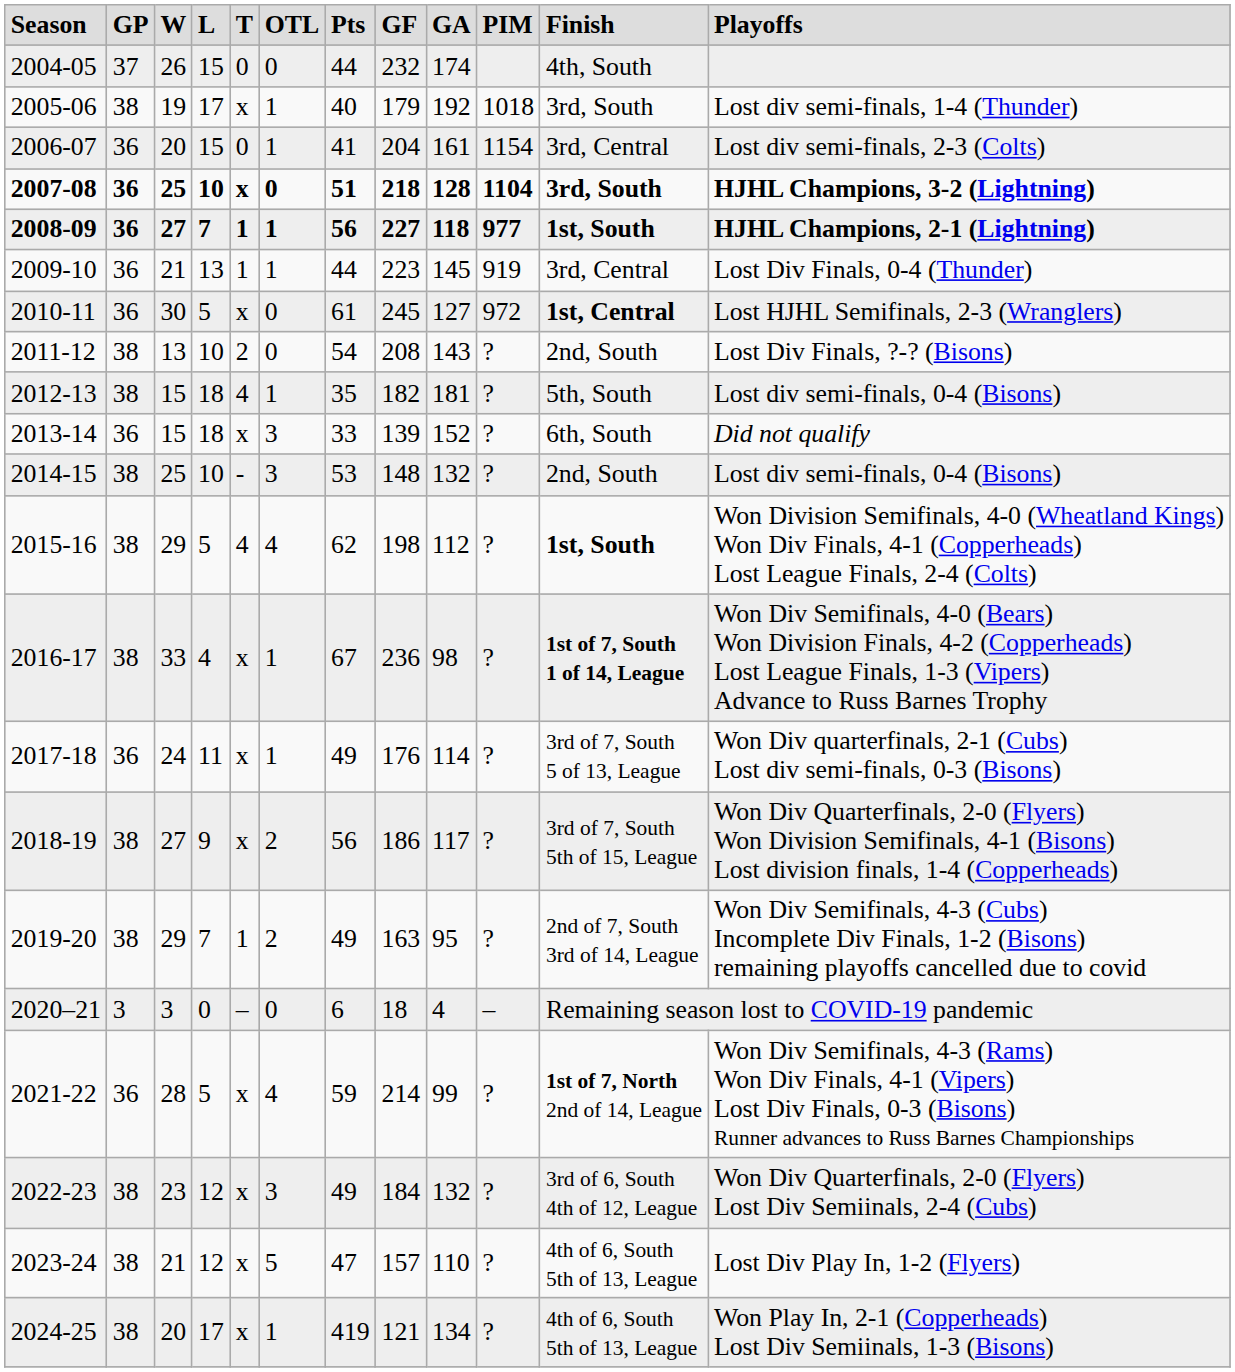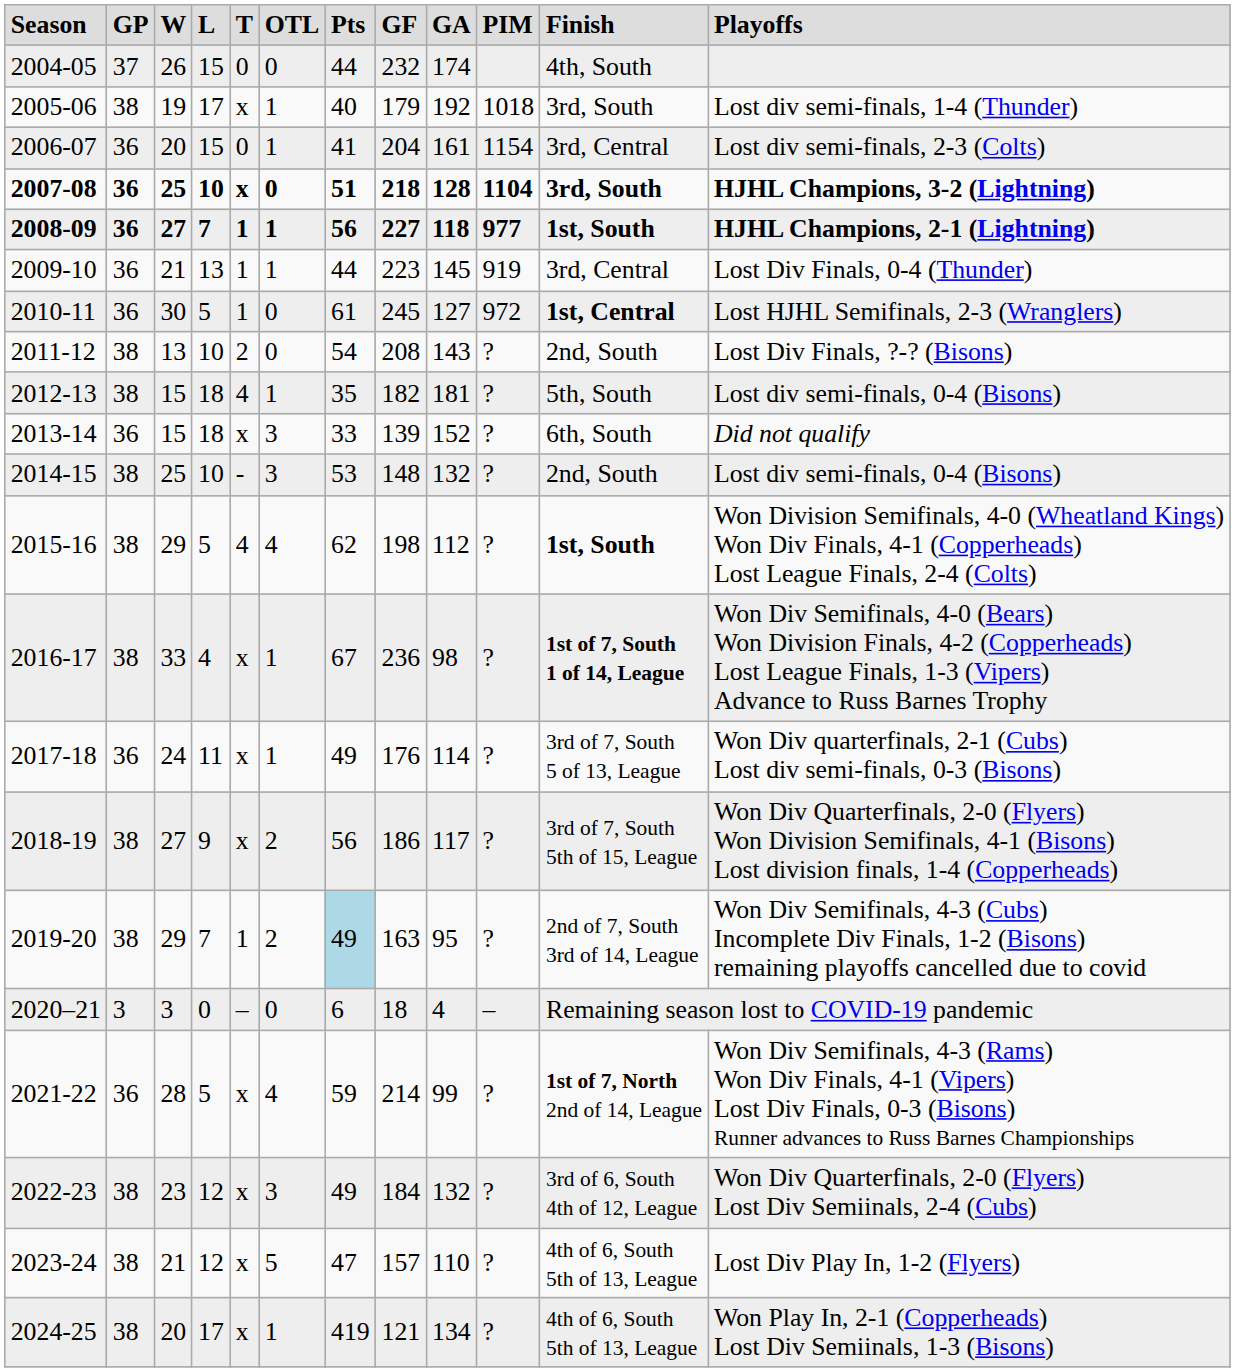(242, 310) x -> (242, 310) 1
(344, 939) no background -> (344, 939) lightblue background
